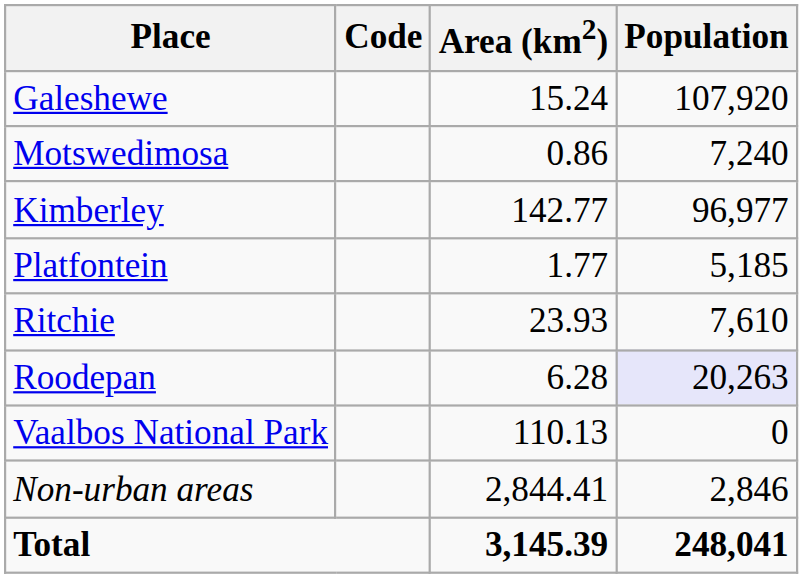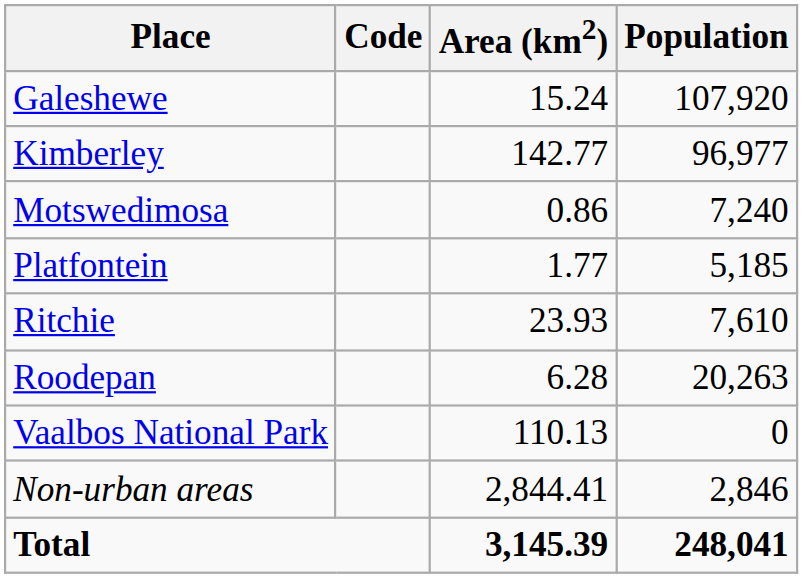rows swapped: (88, 209) <-> (121, 153)
(740, 376) lavender background -> (740, 376) no background
